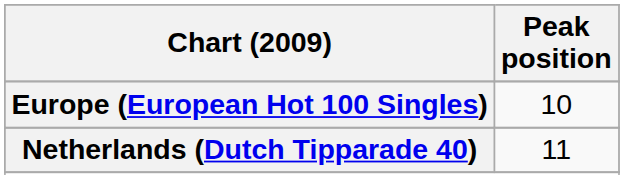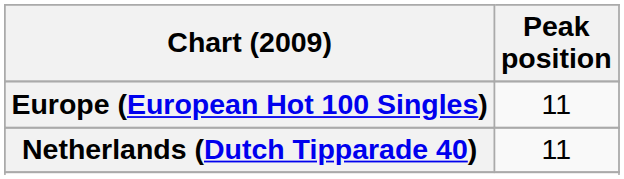(556, 104) 10 -> (556, 104) 11
